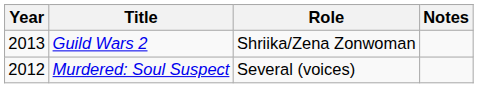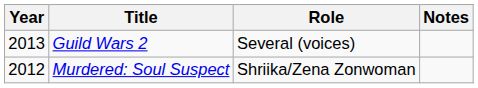(326, 43) Shriika/Zena Zonwoman -> (296, 43) Several (voices)
(296, 69) Several (voices) -> (326, 69) Shriika/Zena Zonwoman
